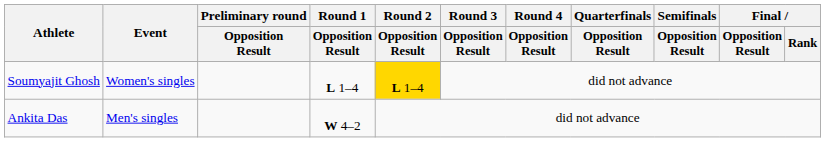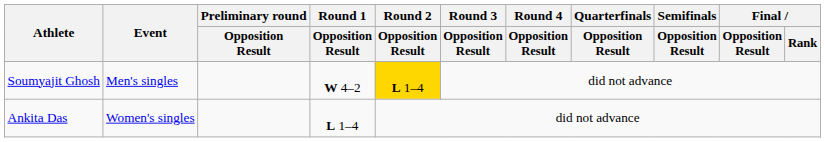(150, 80) Women's singles -> (142, 80) Men's singles
(342, 88) L 1–4 -> (342, 88) W 4–2
(142, 118) Men's singles -> (150, 118) Women's singles
(342, 126) W 4–2 -> (342, 126) L 1–4
